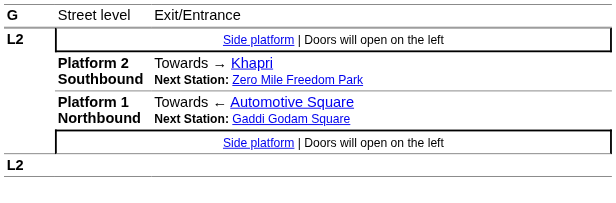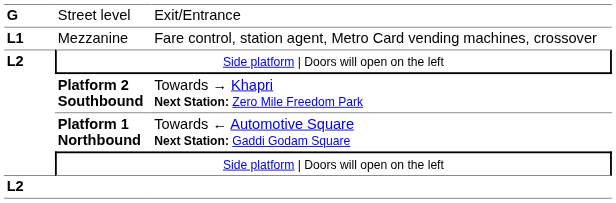+ row: (93, 38)
